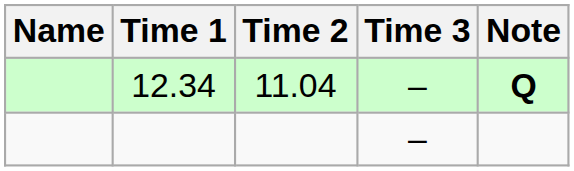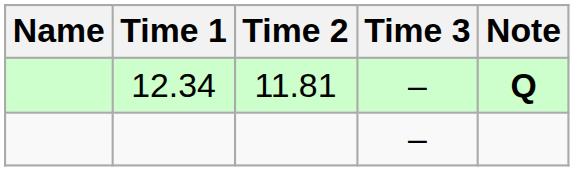(295, 84) 11.04 -> (295, 84) 11.81
